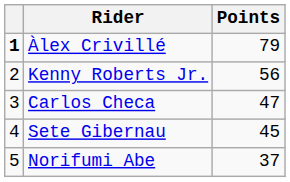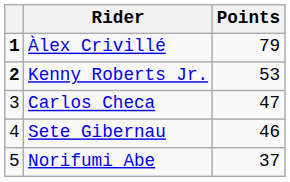(14, 76) normal -> (14, 76) bold
(270, 76) 56 -> (270, 76) 53
(270, 133) 45 -> (270, 133) 46
